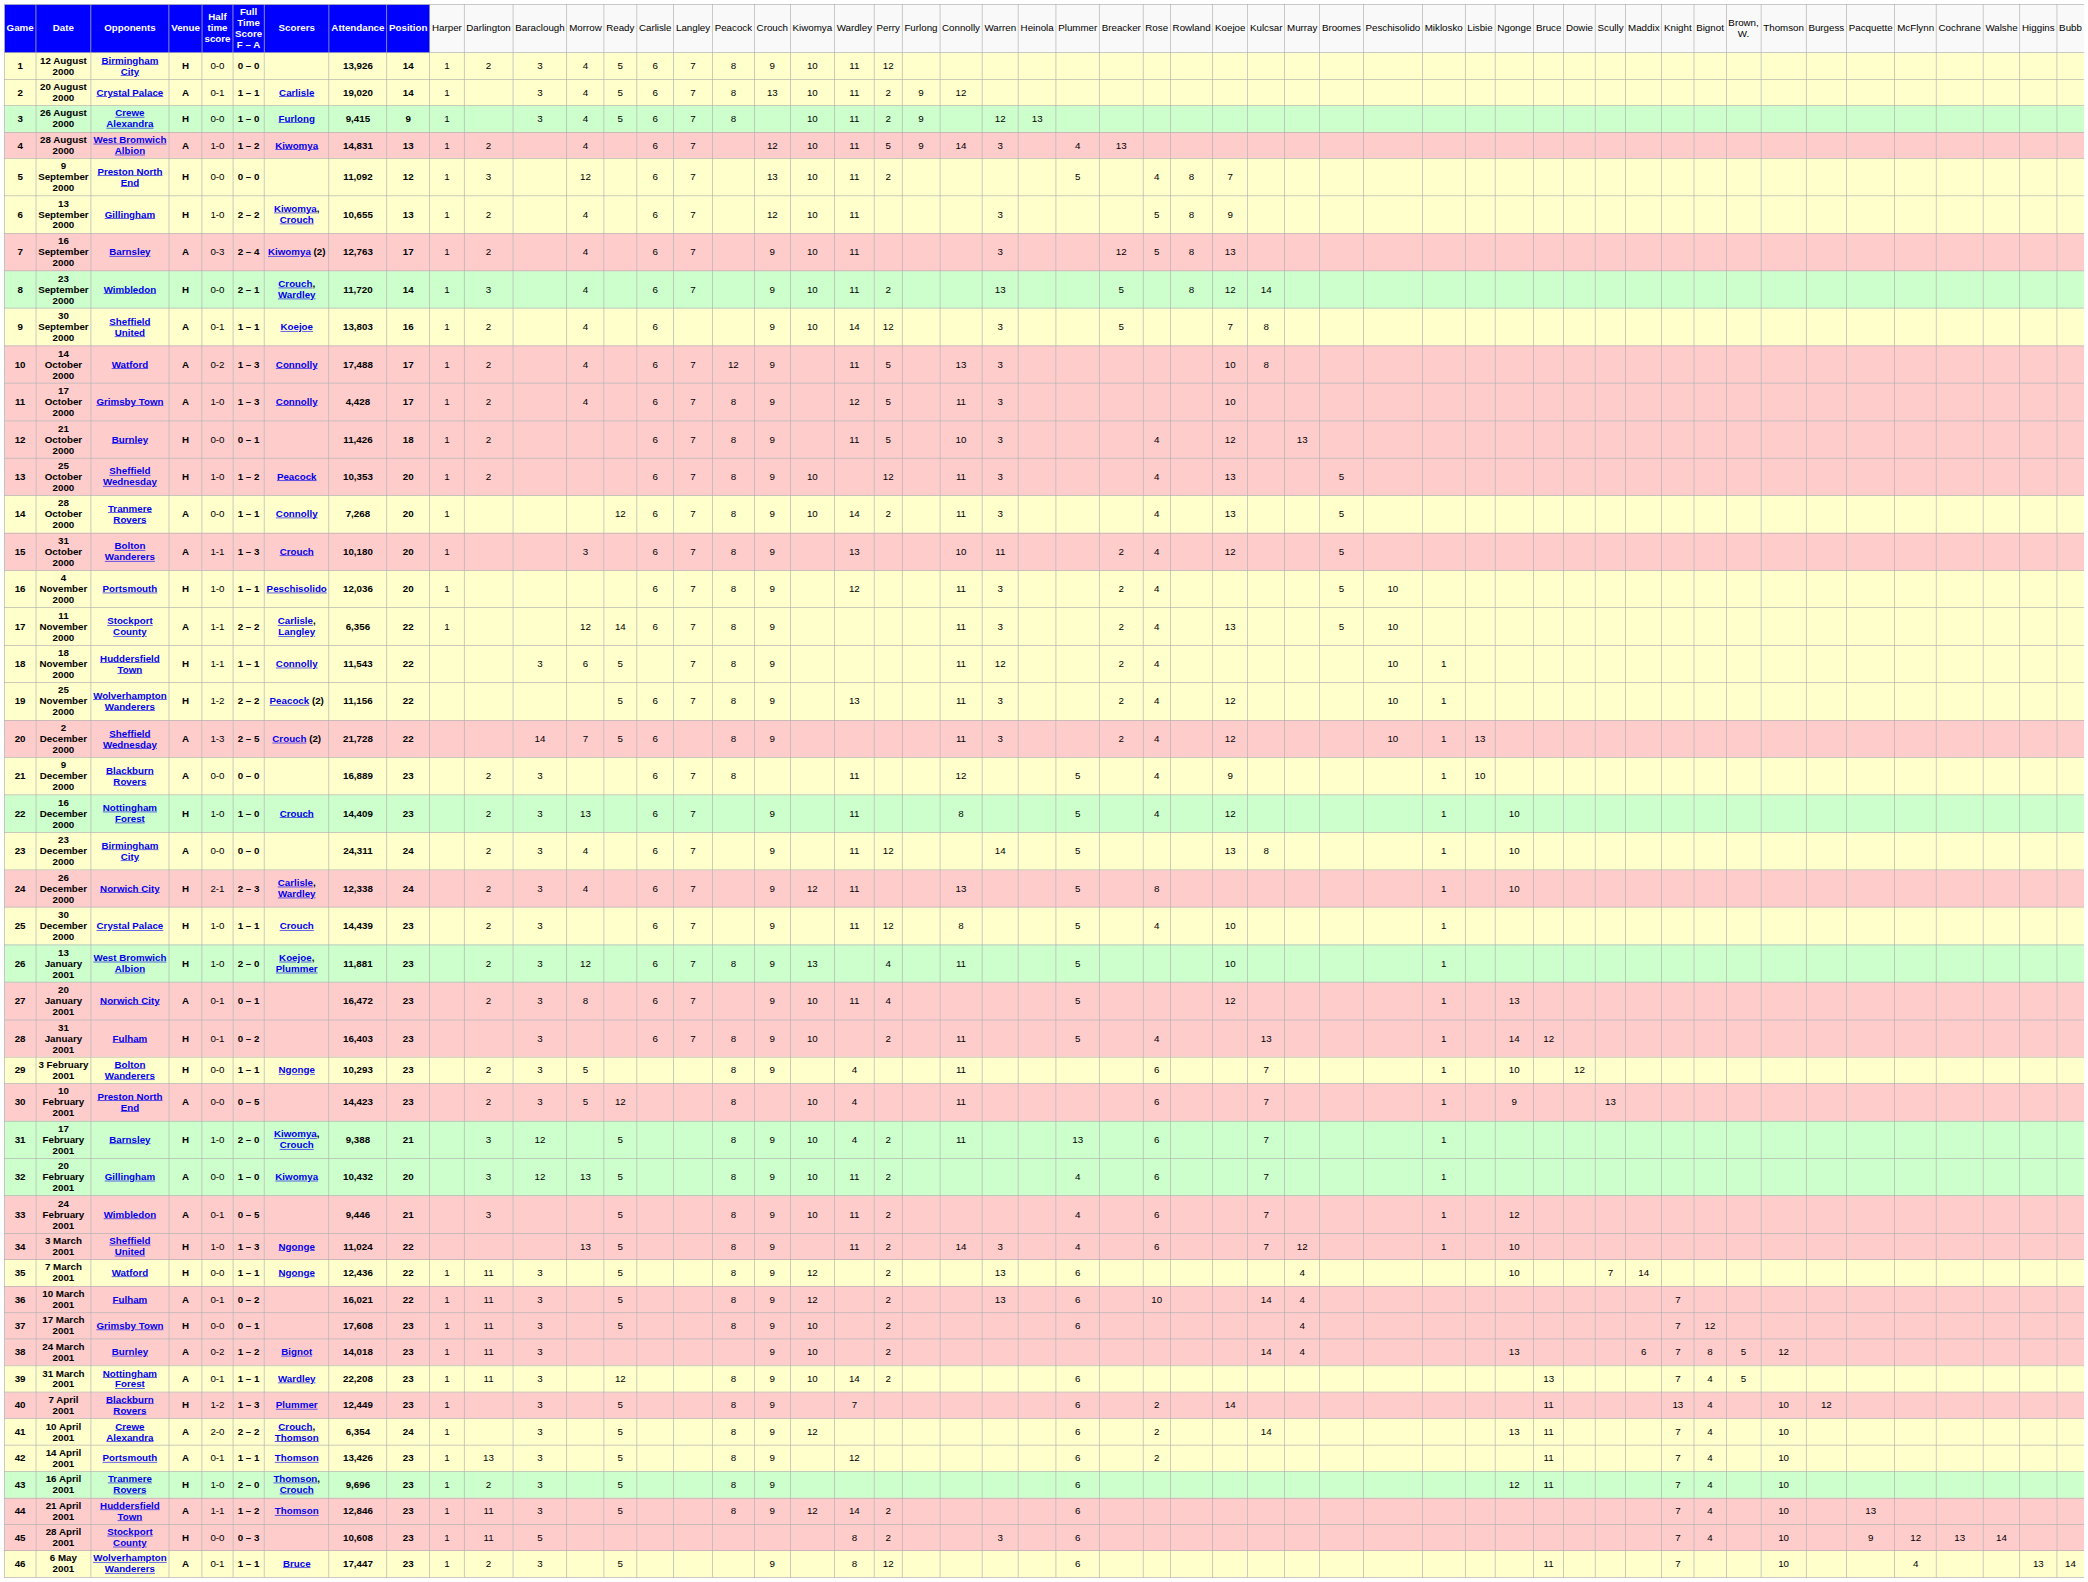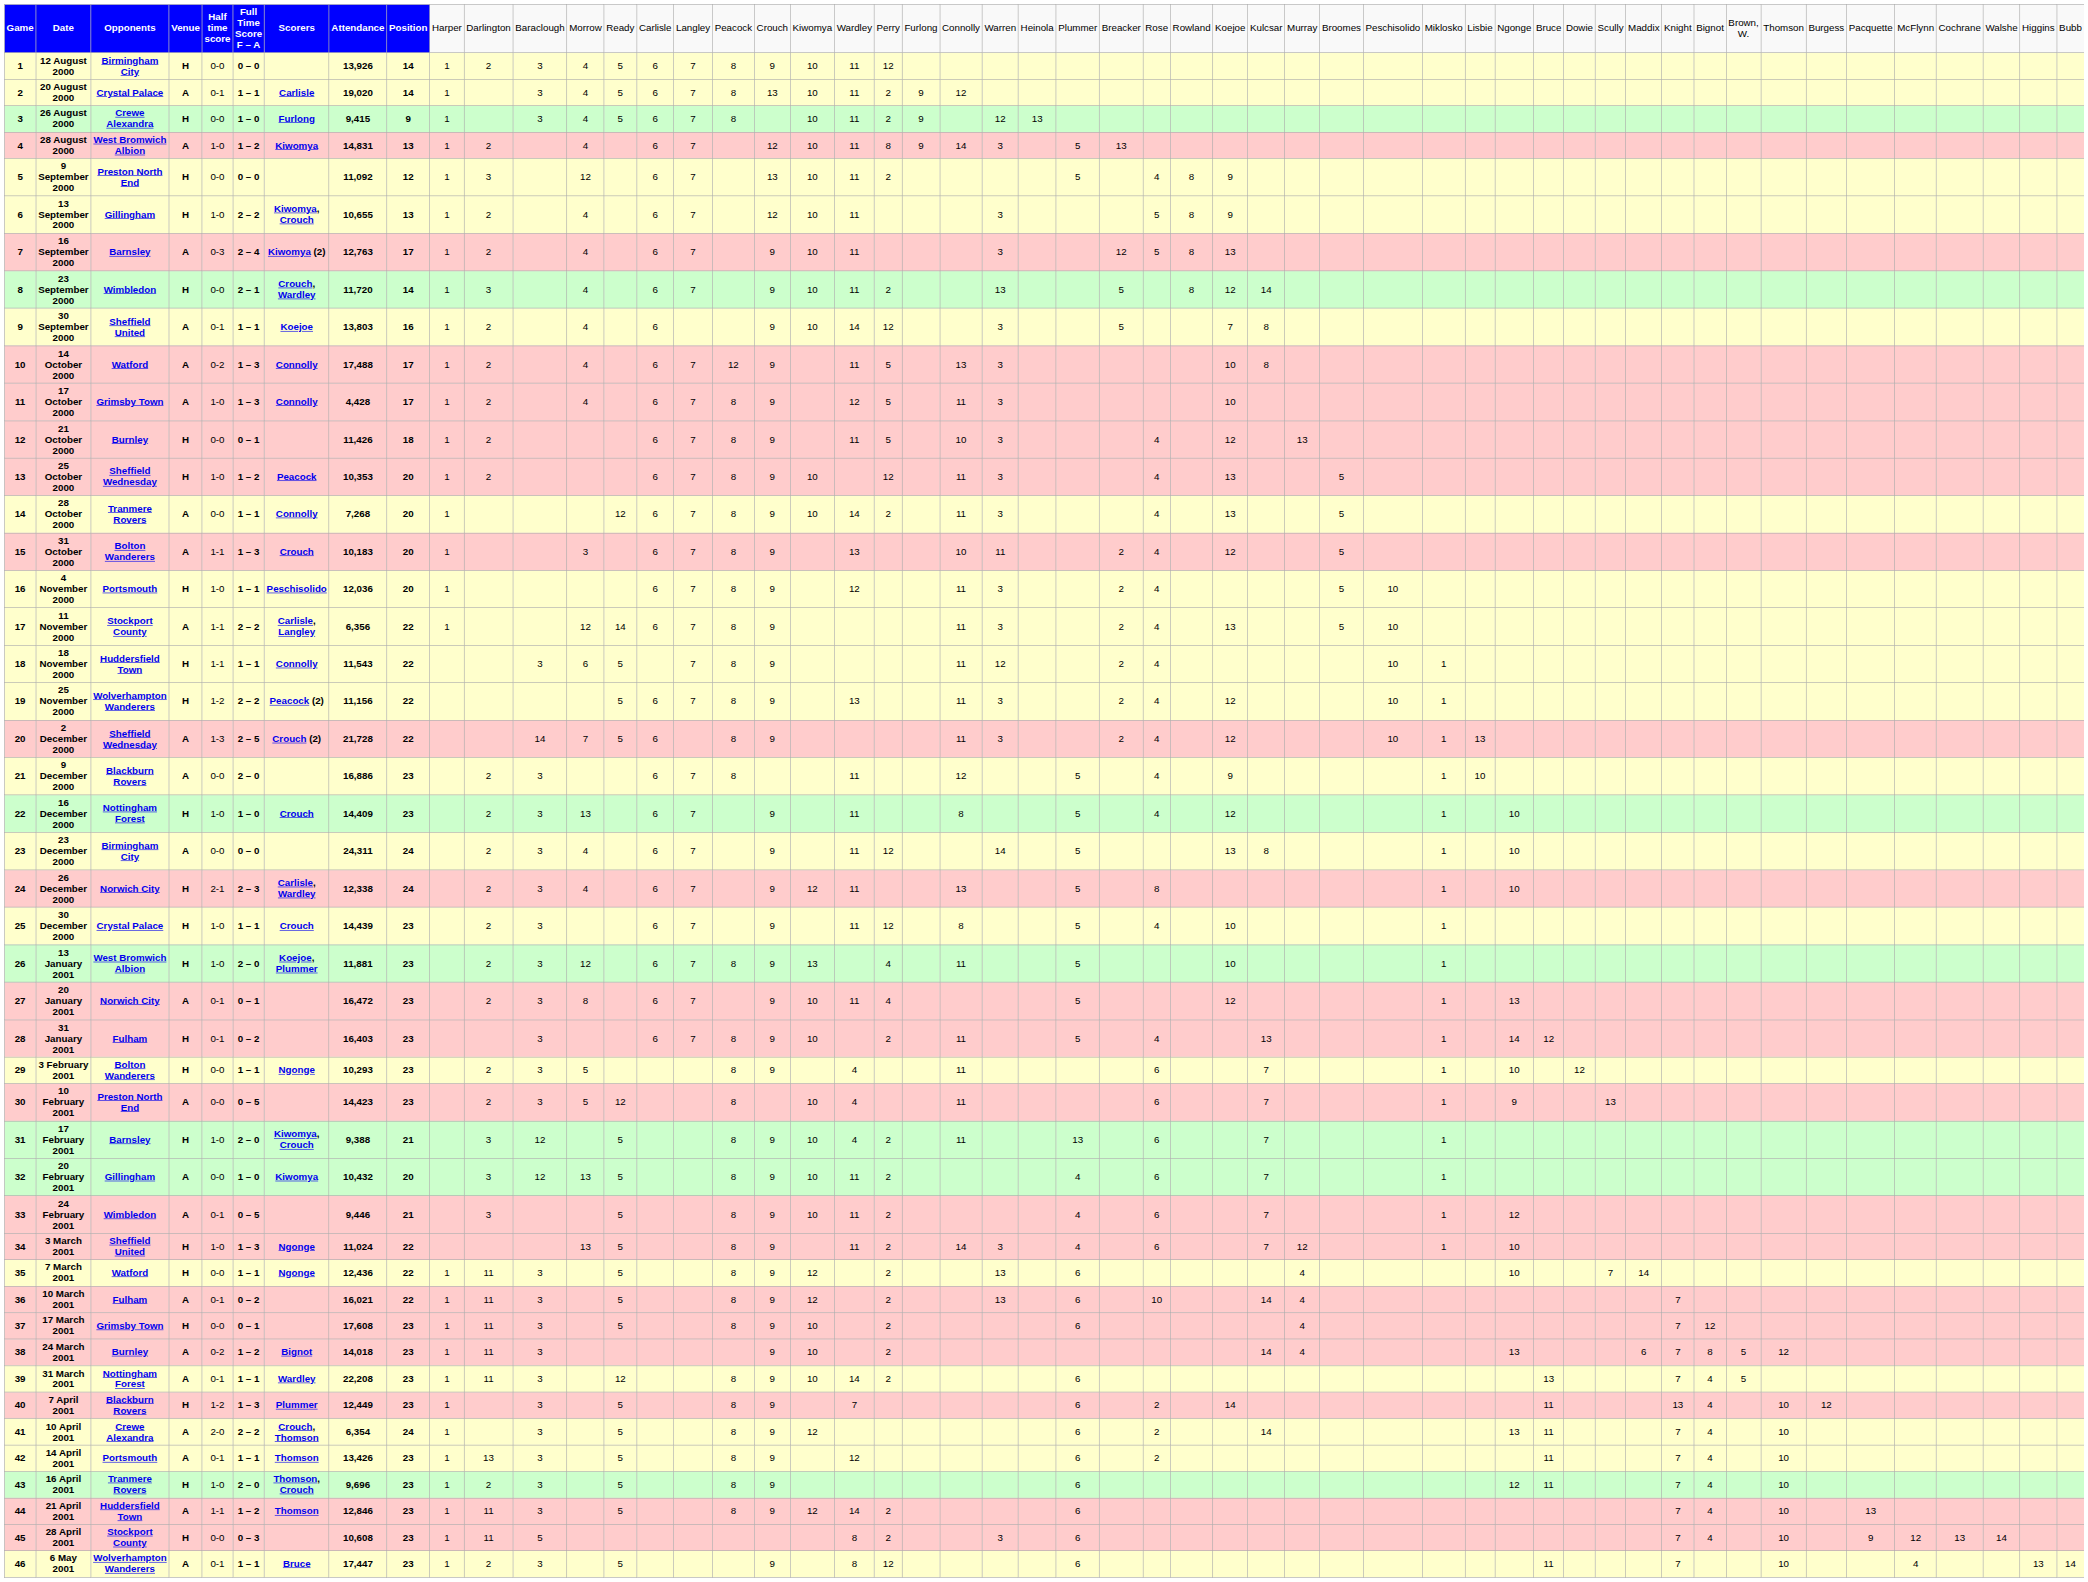(888, 145) 5 -> (888, 145) 8
(1078, 145) 4 -> (1078, 145) 5
(1230, 177) 7 -> (1230, 177) 9
(358, 551) 10,180 -> (358, 551) 10,183
(249, 776) 0 – 0 -> (249, 776) 2 – 0
(358, 776) 16,889 -> (358, 776) 16,886
